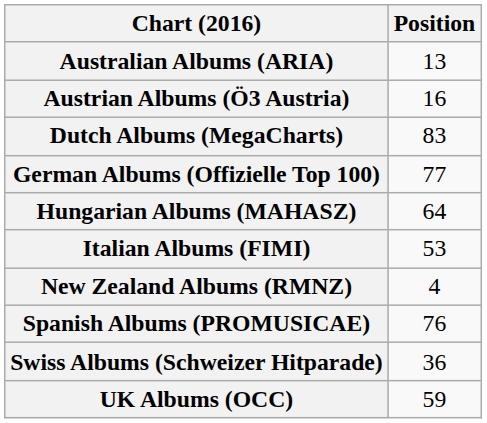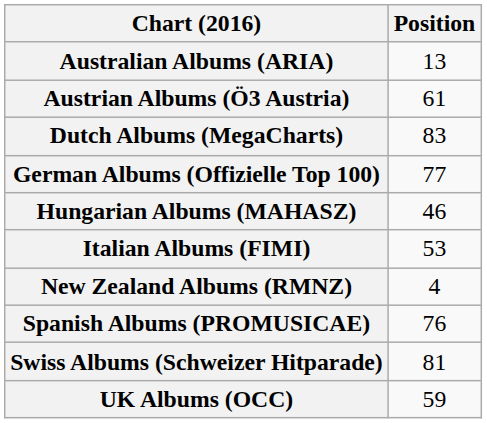(434, 98) 16 -> (434, 98) 61
(434, 211) 64 -> (434, 211) 46
(434, 361) 36 -> (434, 361) 81
